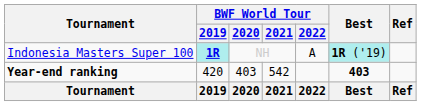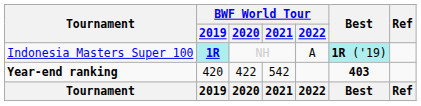(246, 72) 403 -> (246, 72) 422
